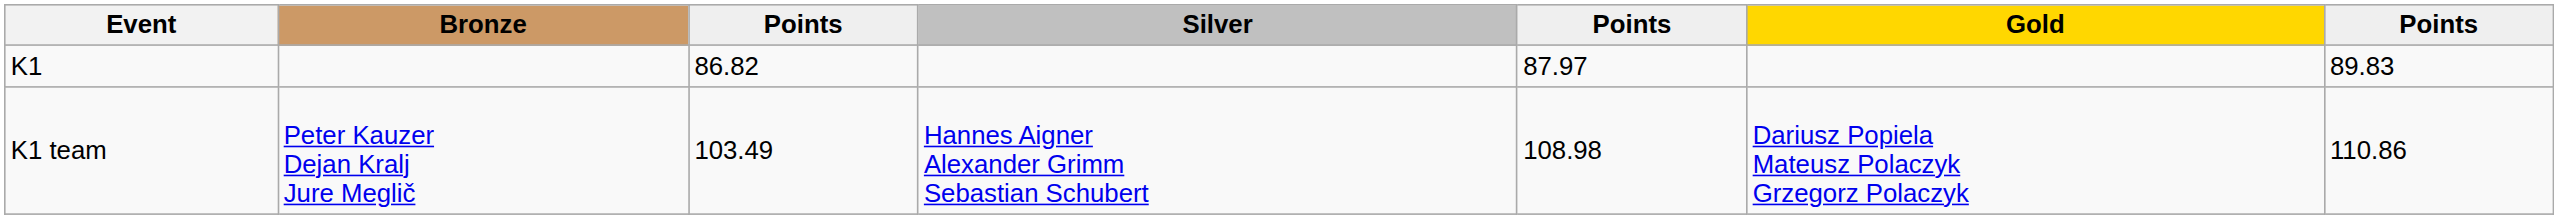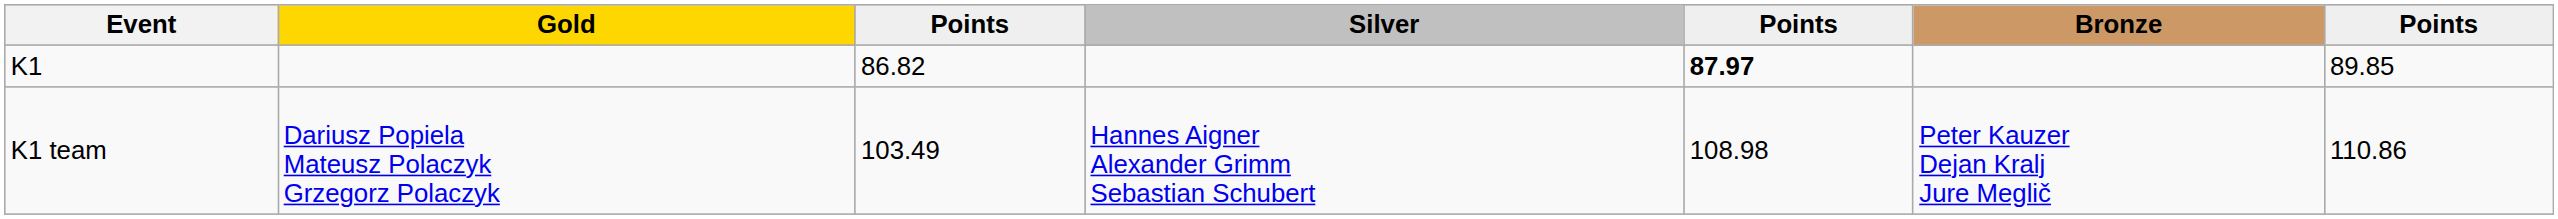columns swapped: (2035, 24) <-> (483, 24)
(1555, 65) normal -> (1722, 65) bold
(2362, 65) 89.83 -> (2362, 65) 89.85
